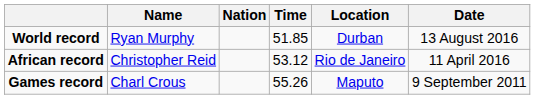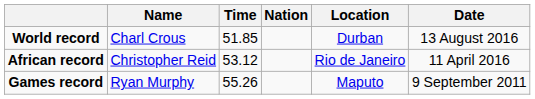columns swapped: (244, 15) <-> (290, 15)
(152, 37) Ryan Murphy -> (148, 37) Charl Crous
(148, 82) Charl Crous -> (152, 82) Ryan Murphy
